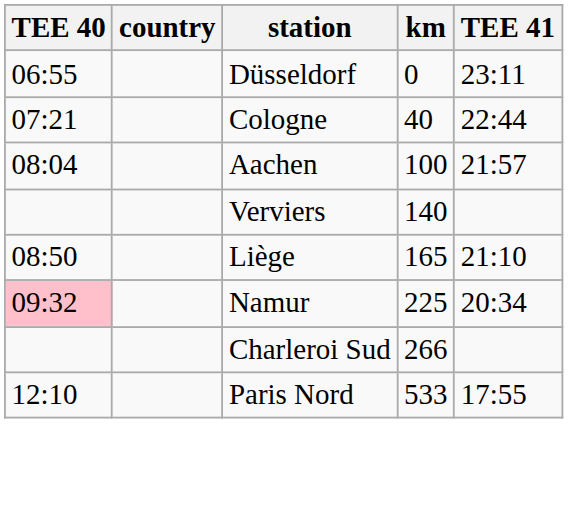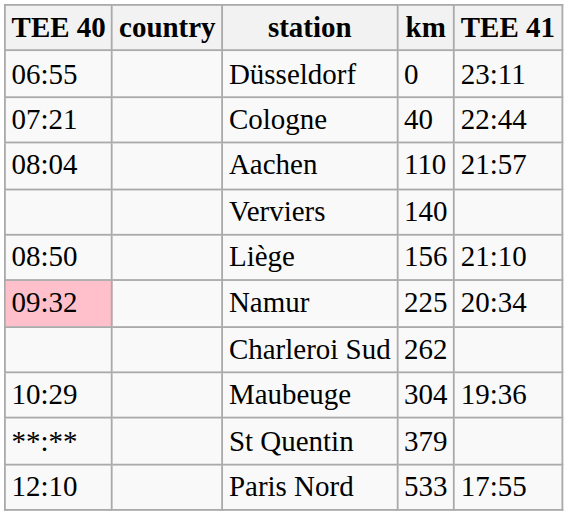(426, 165) 100 -> (425, 165) 110
(426, 257) 165 -> (426, 257) 156
(426, 348) 266 -> (426, 348) 262
+ row: (290, 394)
+ row: (291, 440)
